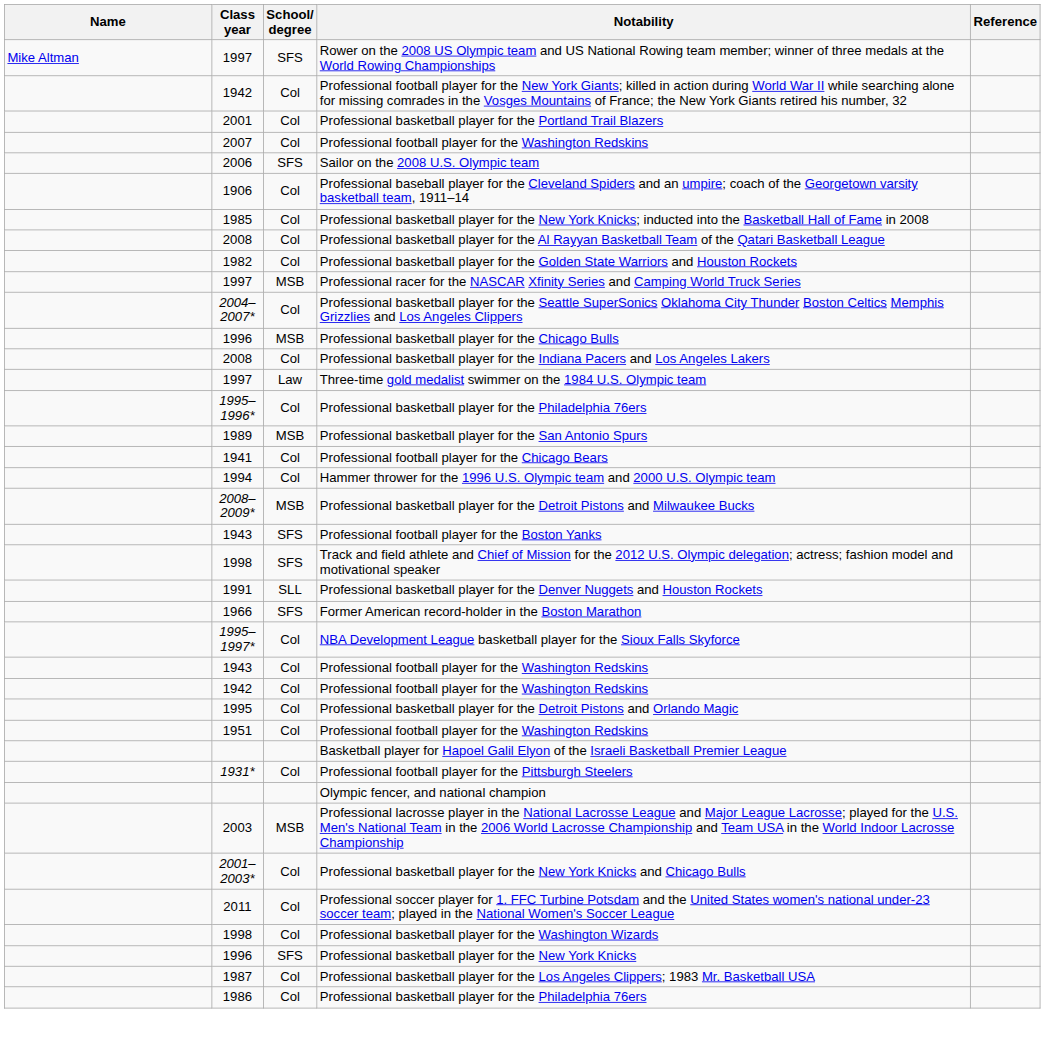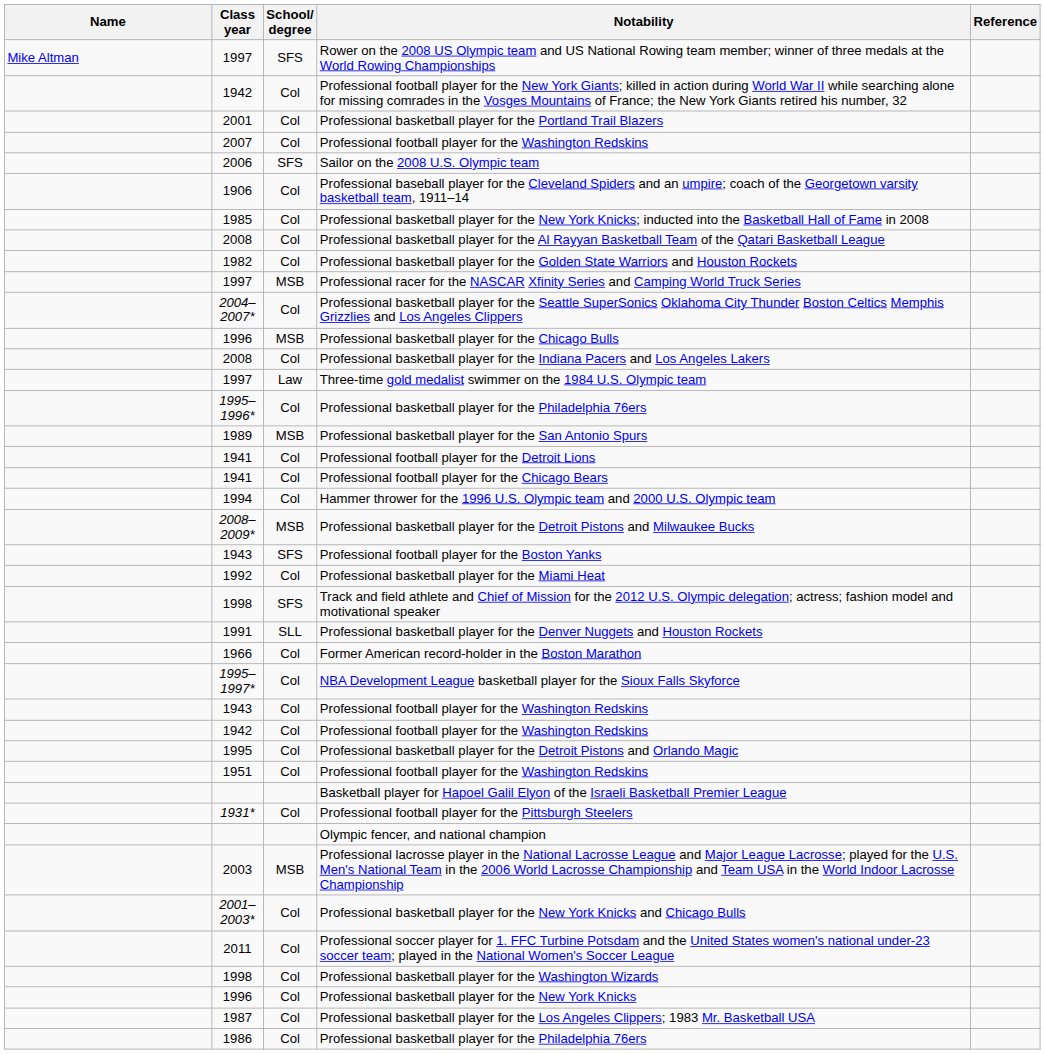+ row: (237, 457)
+ row: (237, 575)
(290, 611) SFS -> (290, 653) Col
(290, 955) SFS -> (290, 997) Col
